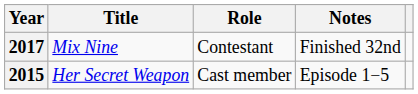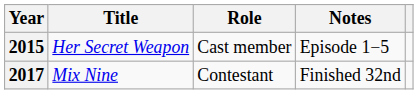rows swapped: (26, 74) <-> (26, 46)
